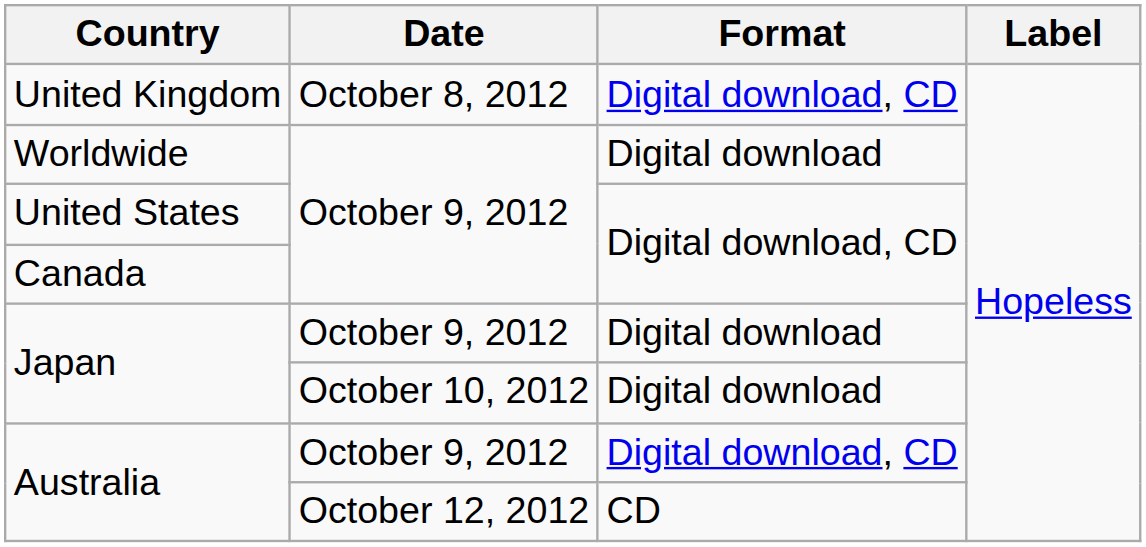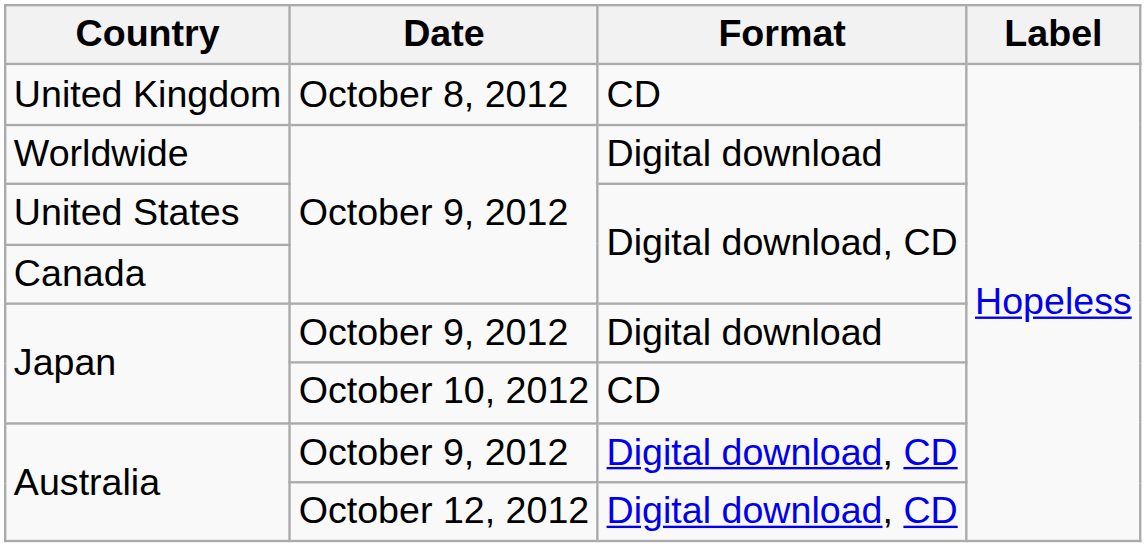(782, 93) Digital download, CD -> (634, 93) CD
(745, 392) Digital download -> (634, 392) CD
(634, 511) CD -> (782, 511) Digital download, CD
